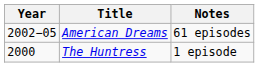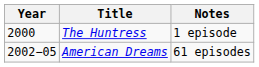rows swapped: (104, 52) <-> (115, 33)
